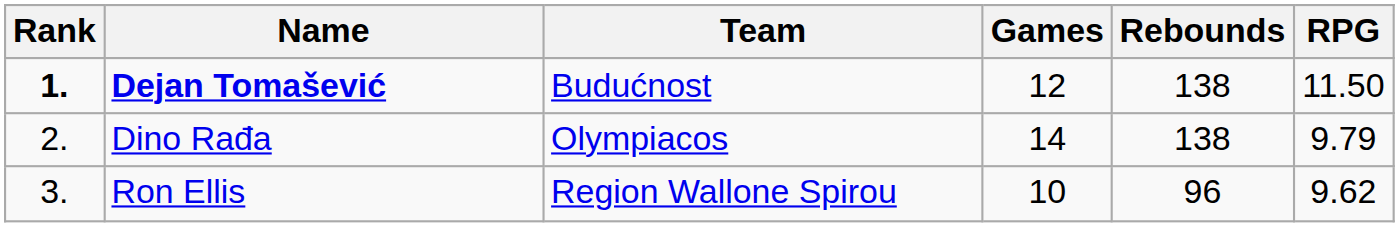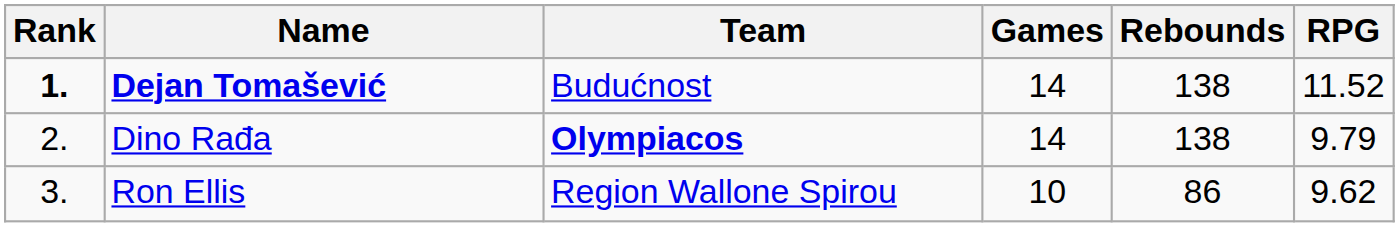(1047, 85) 12 -> (1047, 85) 14
(1343, 85) 11.50 -> (1343, 85) 11.52
(640, 138) normal -> (647, 138) bold
(1202, 192) 96 -> (1202, 192) 86
